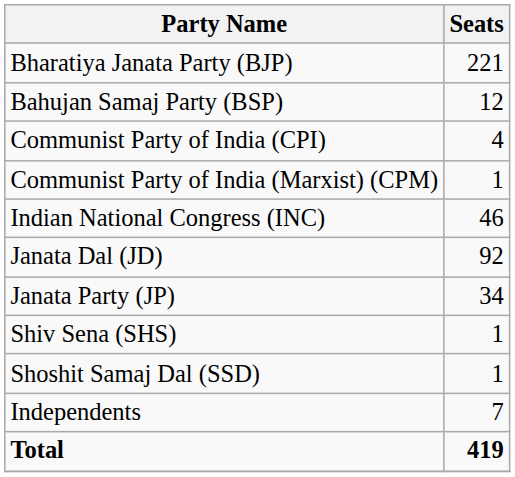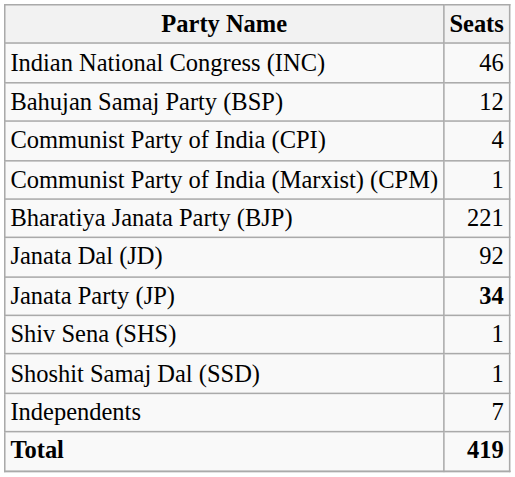rows swapped: (151, 62) <-> (168, 218)
(492, 295) normal -> (492, 295) bold
